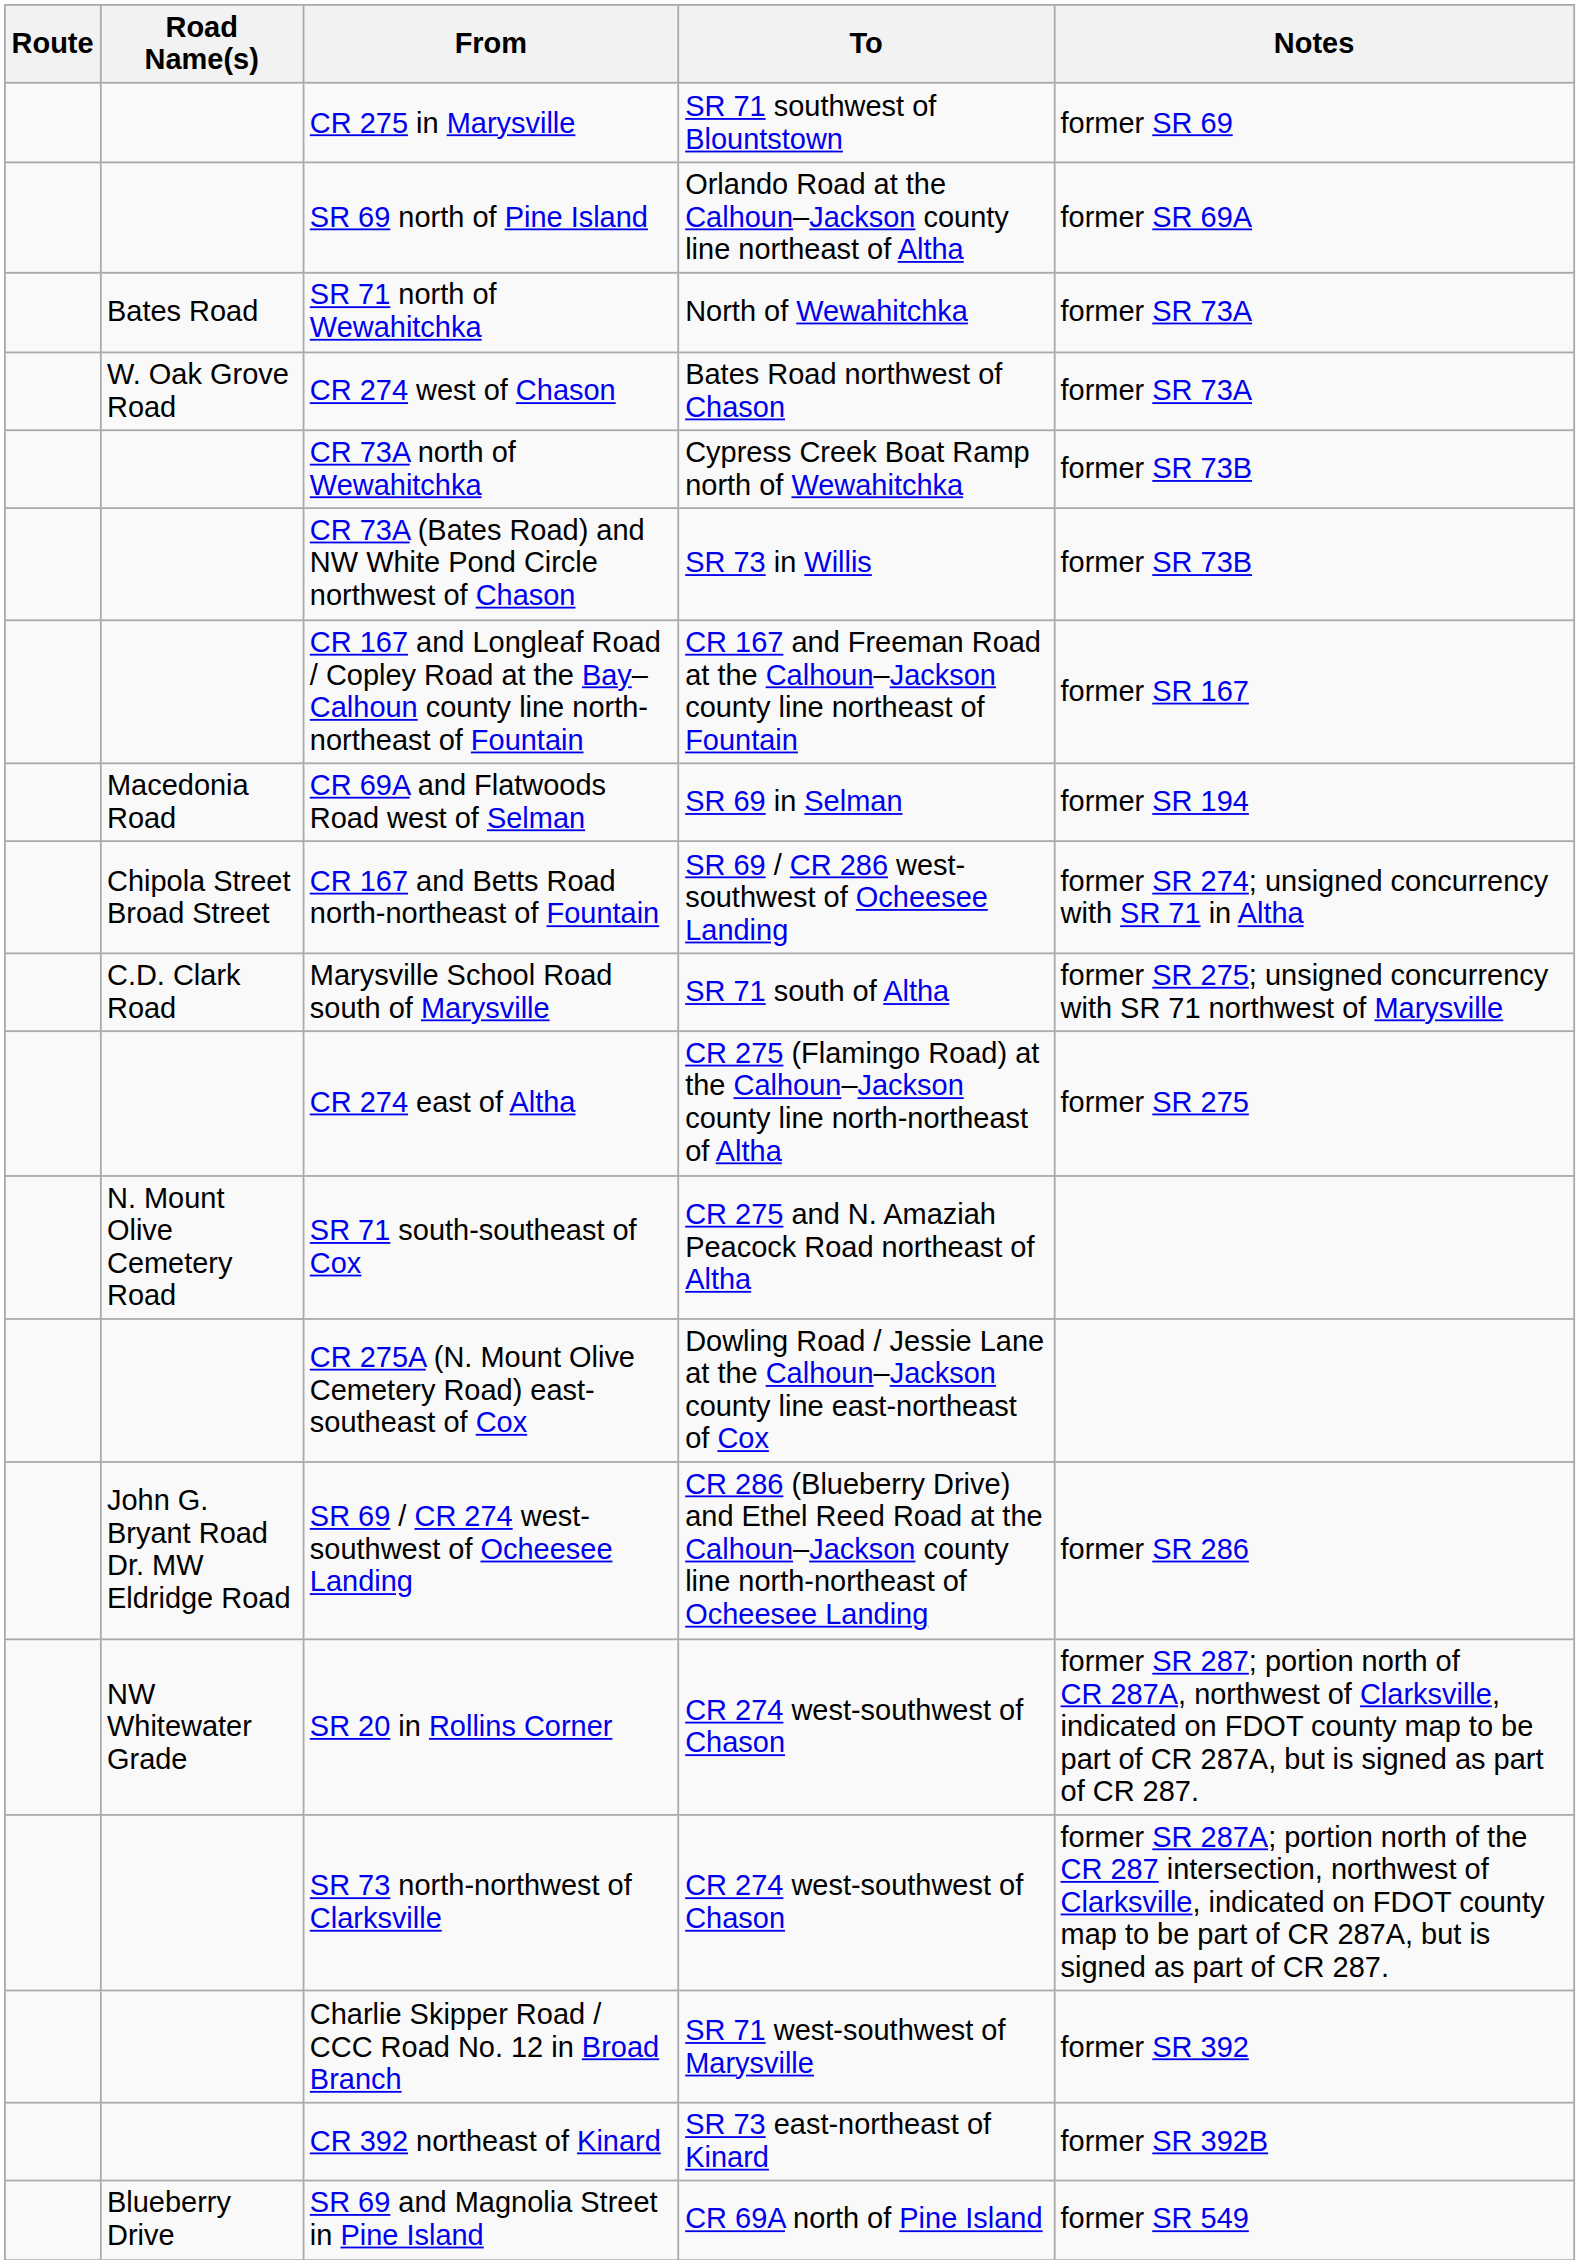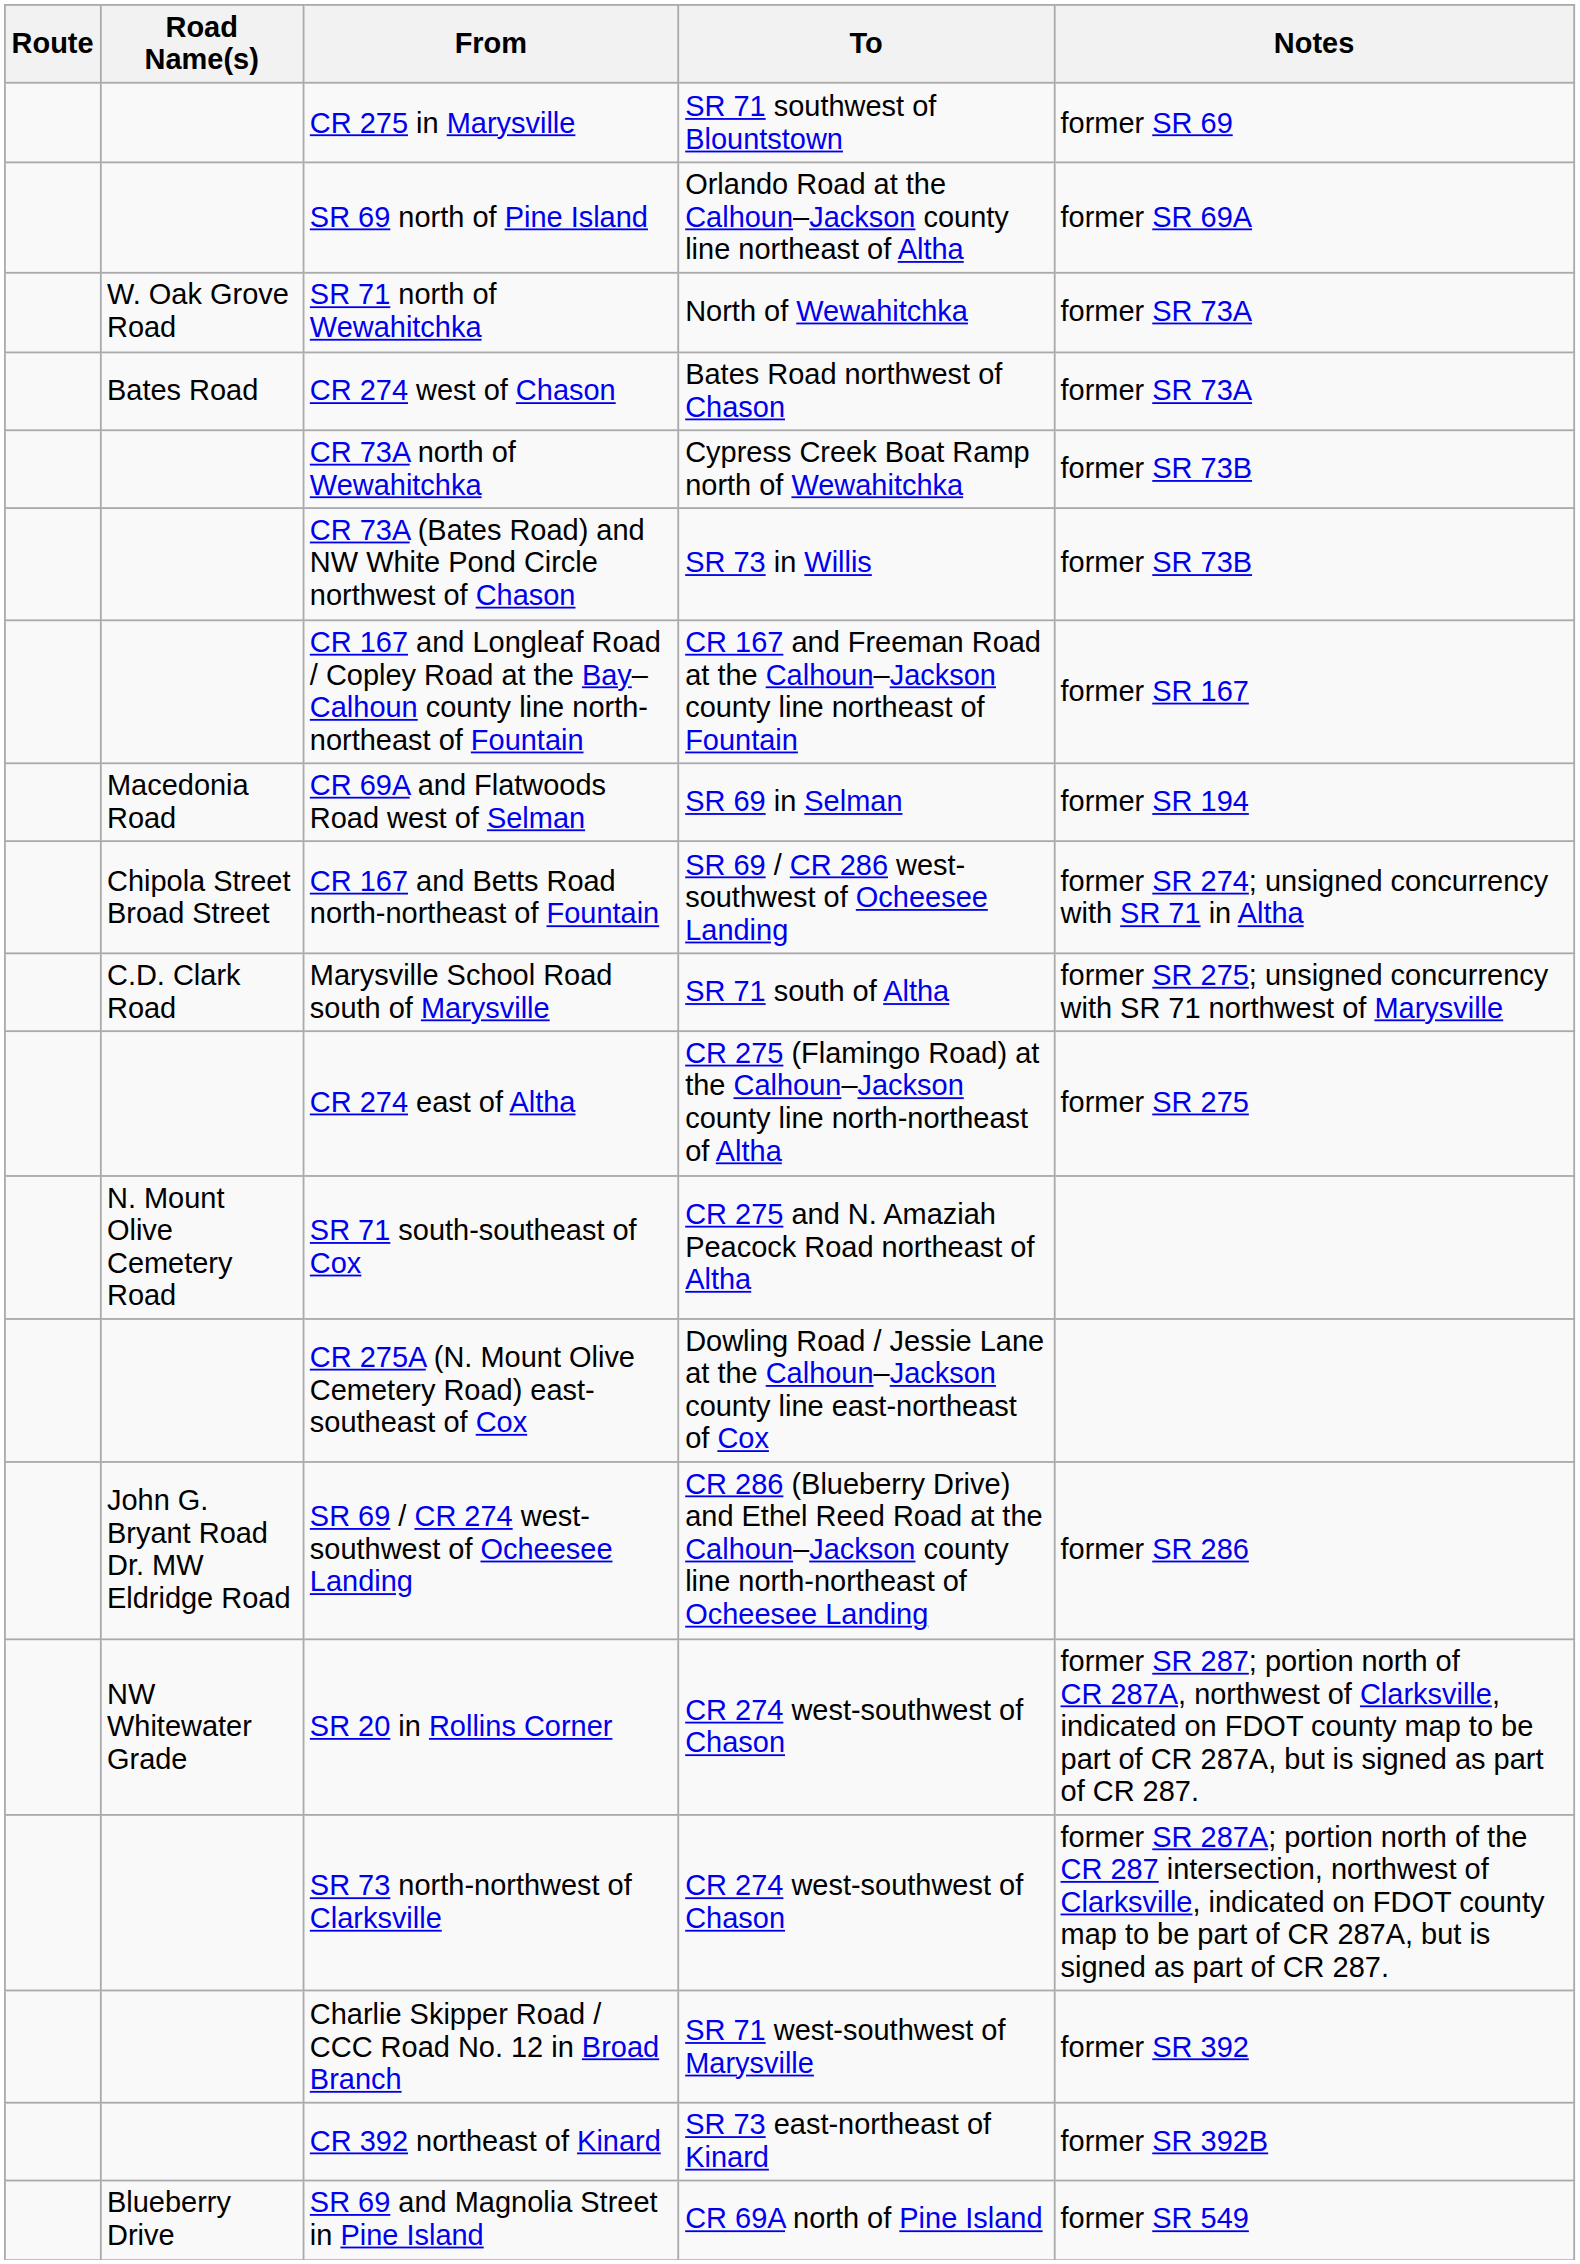(183, 311) Bates Road -> (198, 311) W. Oak Grove Road
(198, 390) W. Oak Grove Road -> (183, 390) Bates Road
